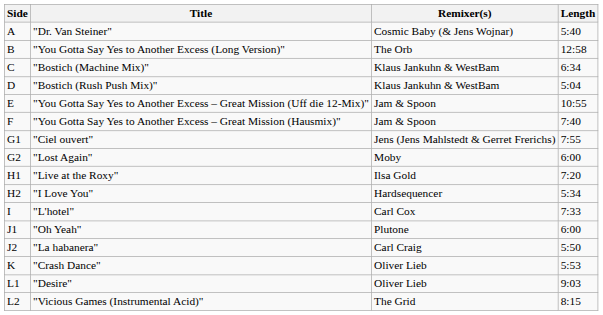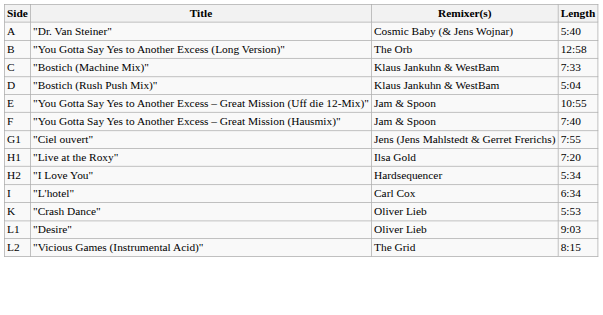(571, 67) 6:34 -> (571, 67) 7:33
- row: (63, 157)
(571, 211) 7:33 -> (571, 193) 6:34
- row: (57, 229)
- row: (66, 247)
